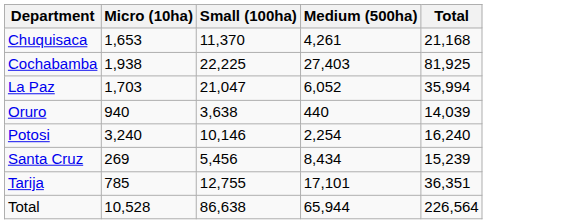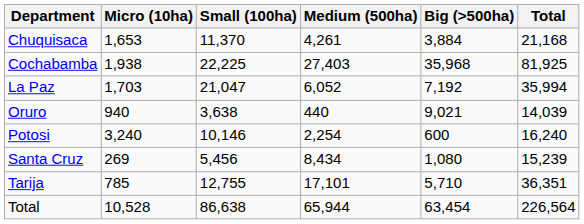+ column: (469, 16)
